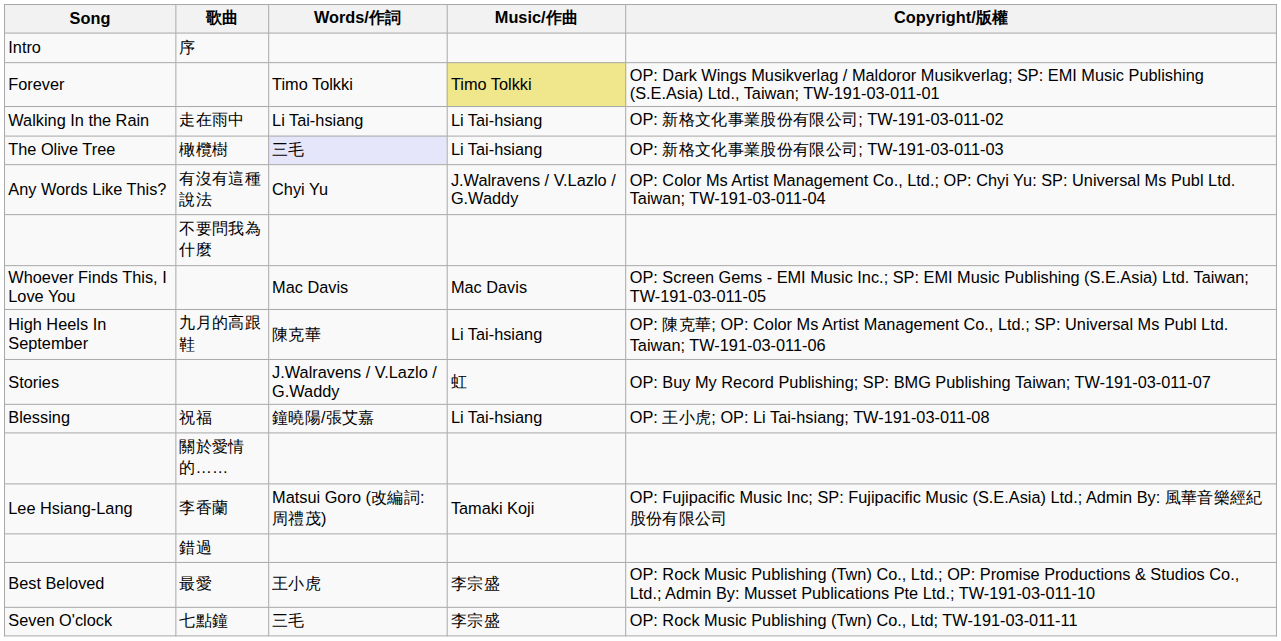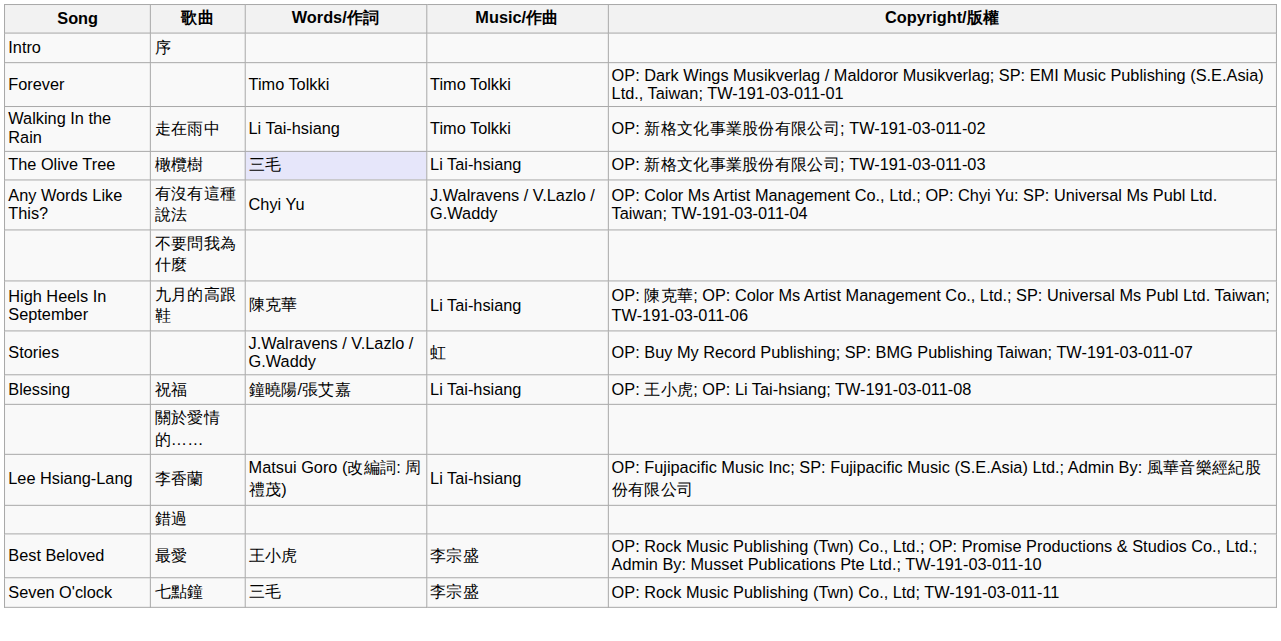(491, 84) khaki background -> (470, 84) no background
(497, 121) Li Tai-hsiang -> (470, 128) Timo Tolkki
- row: (87, 287)
(493, 508) Tamaki Koji -> (476, 479) Li Tai-hsiang
